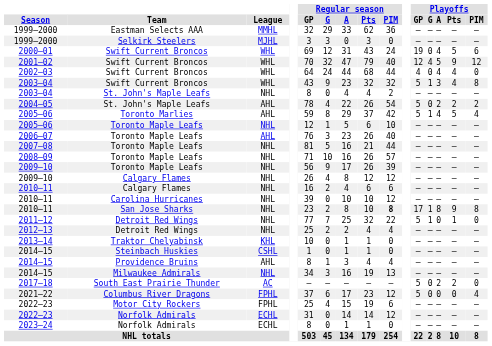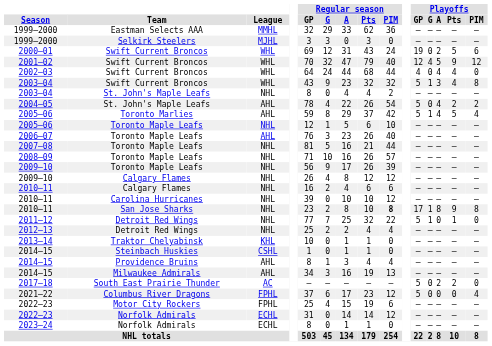(439, 51) 4 -> (439, 51) 2
(439, 104) 2 -> (439, 104) 4
(268, 273) NHL -> (268, 273) AHL
